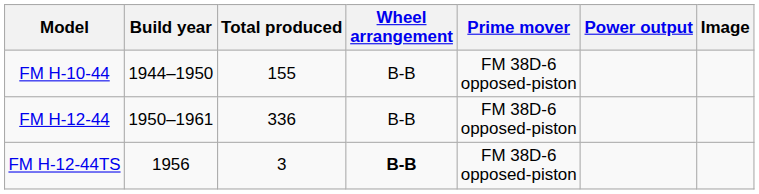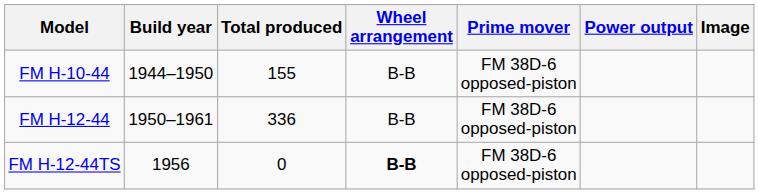(282, 165) 3 -> (282, 165) 0
